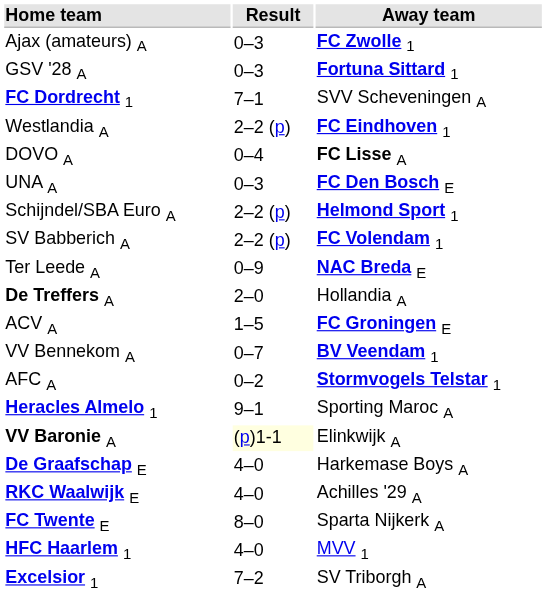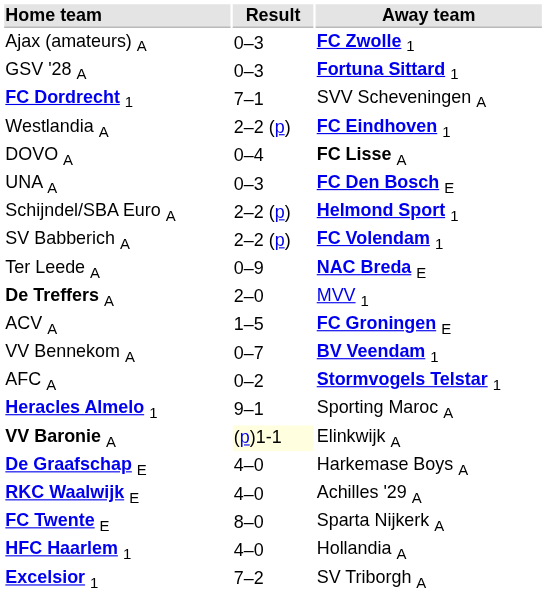(362, 297) Hollandia A -> (343, 297) MVV 1
(343, 551) MVV 1 -> (362, 551) Hollandia A
